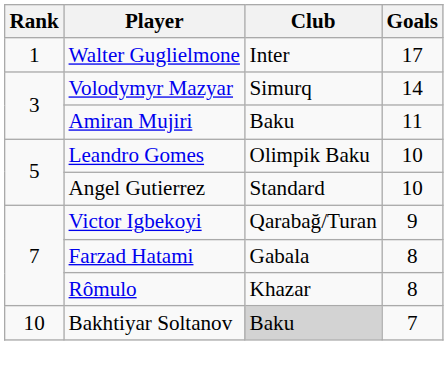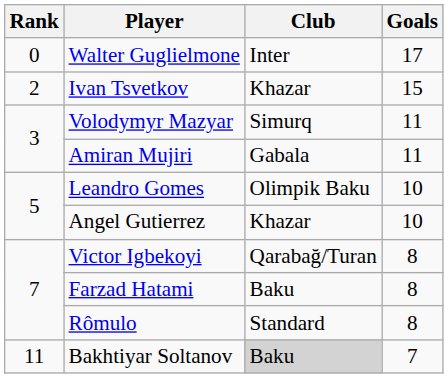(34, 54) 1 -> (34, 54) 0
+ row: (128, 88)
(412, 88) 14 -> (412, 121) 11
(272, 121) Baku -> (280, 155) Gabala
(287, 188) Standard -> (280, 222) Khazar
(412, 222) 9 -> (412, 255) 8
(280, 255) Gabala -> (272, 289) Baku
(280, 289) Khazar -> (287, 322) Standard
(34, 322) 10 -> (34, 356) 11
